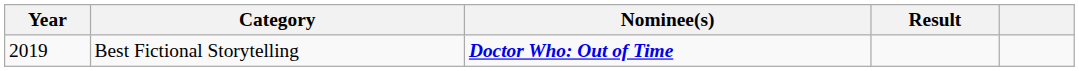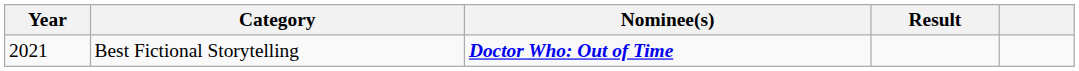(28, 50) 2019 -> (28, 50) 2021
